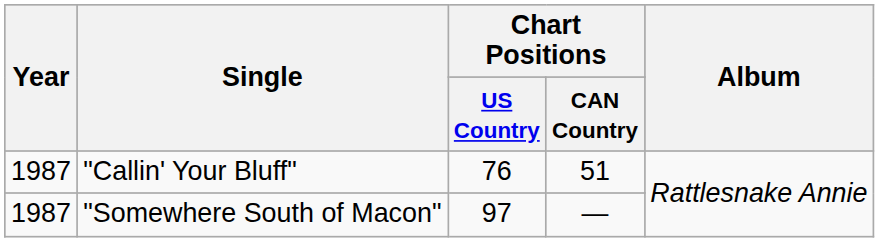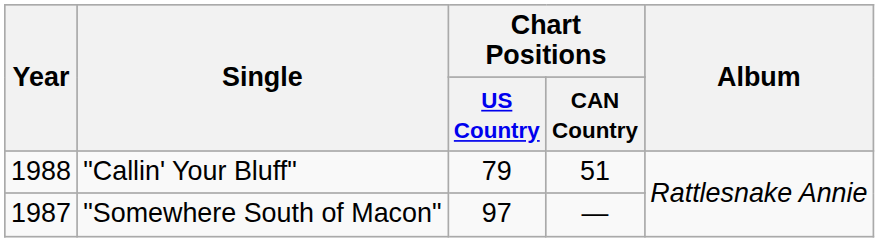(41, 171) 1987 -> (41, 171) 1988
(497, 171) 76 -> (497, 171) 79
